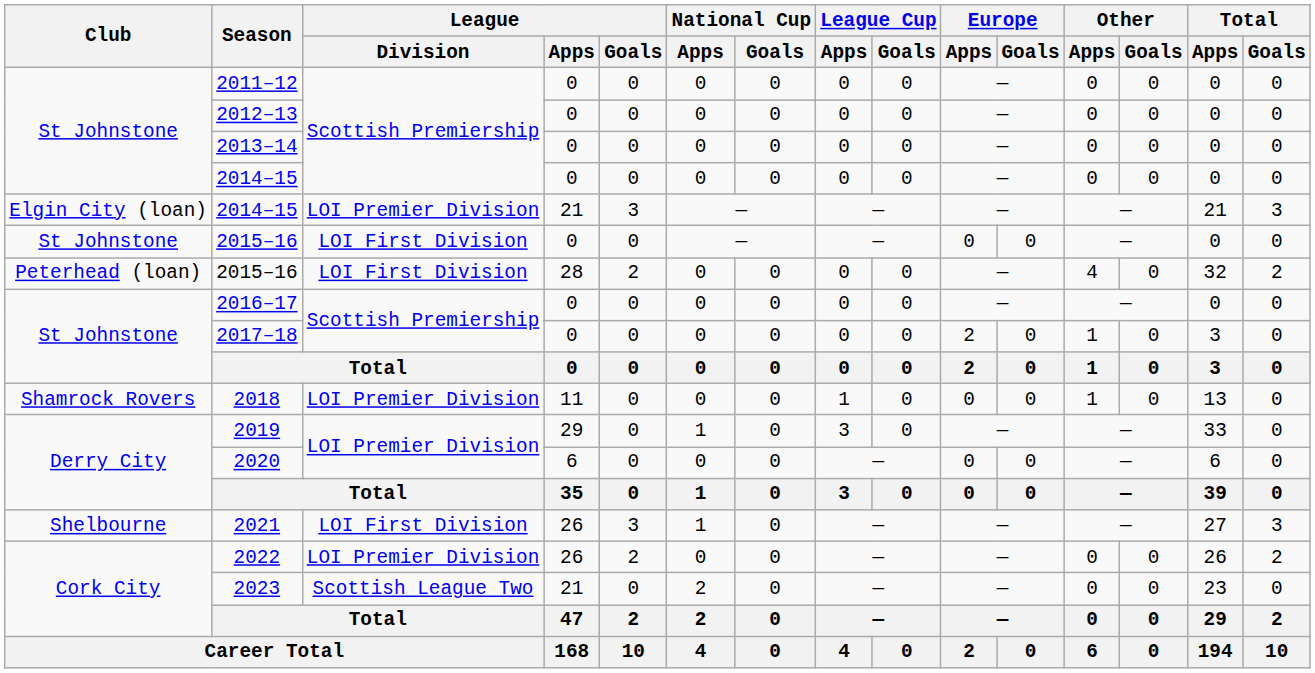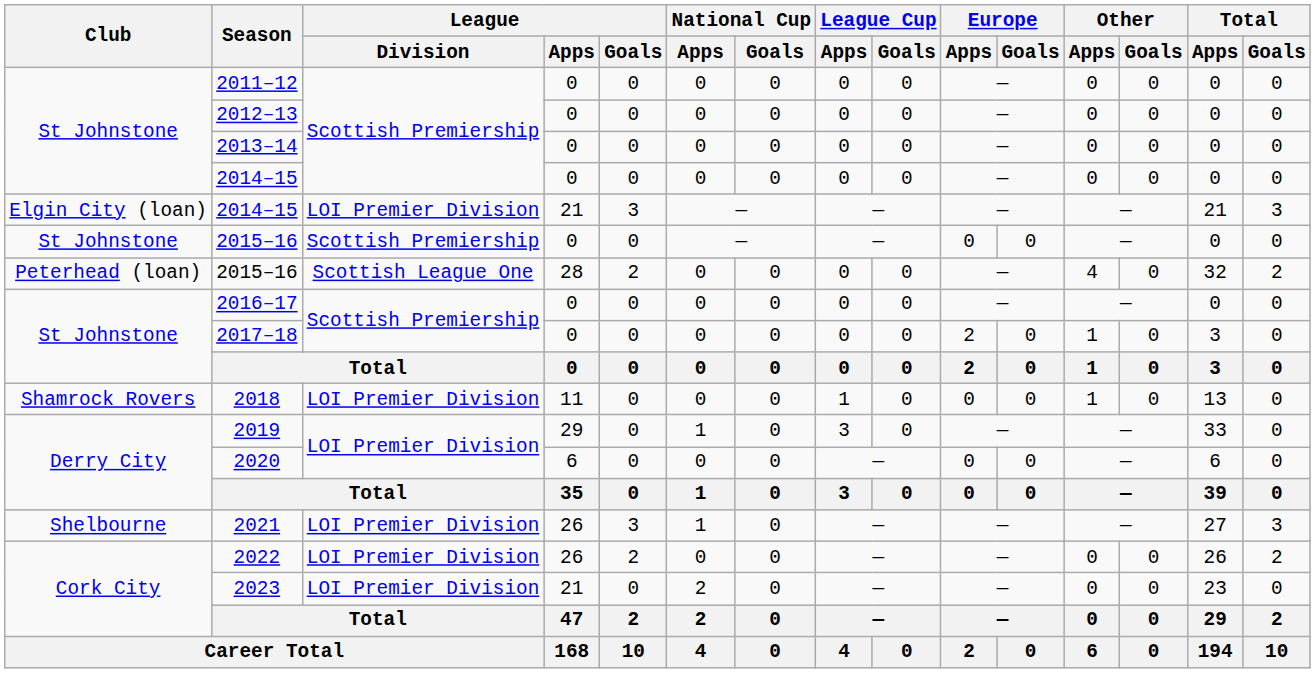(423, 242) LOI First Division -> (423, 242) Scottish Premiership
(423, 273) LOI First Division -> (423, 273) Scottish League One
(423, 526) LOI First Division -> (423, 526) LOI Premier Division
(423, 589) Scottish League Two -> (423, 589) LOI Premier Division
